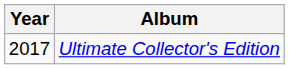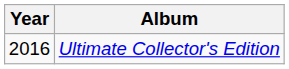(30, 48) 2017 -> (30, 48) 2016
